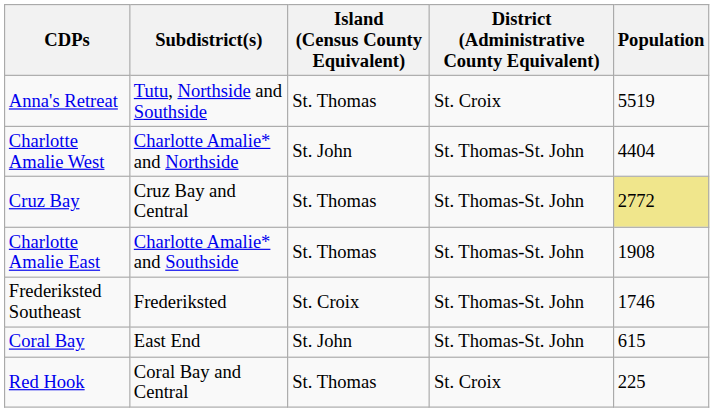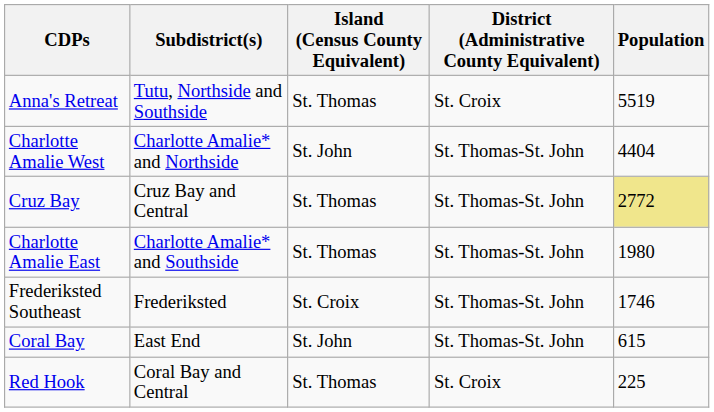(636, 251) 1908 -> (636, 251) 1980
